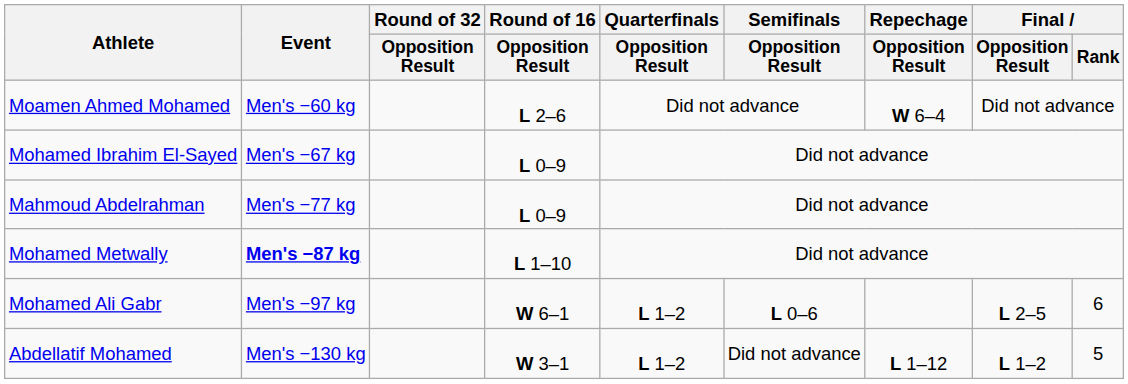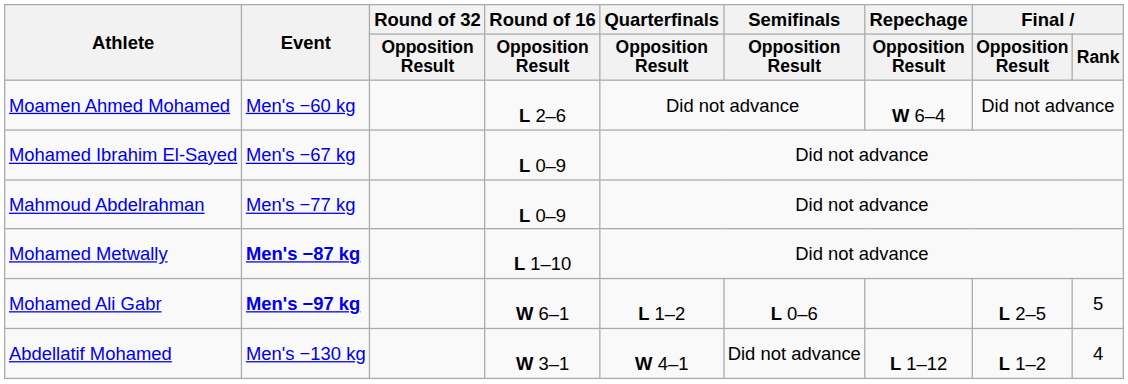(301, 304) normal -> (303, 304) bold
(1098, 304) 6 -> (1098, 304) 5
(662, 364) L 1–2 -> (662, 364) W 4–1
(1098, 354) 5 -> (1098, 354) 4
